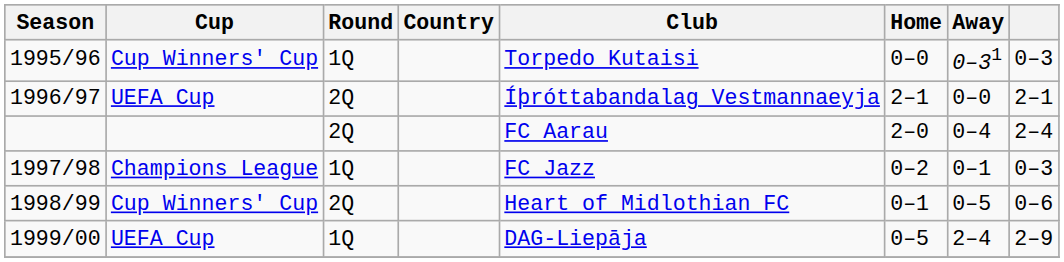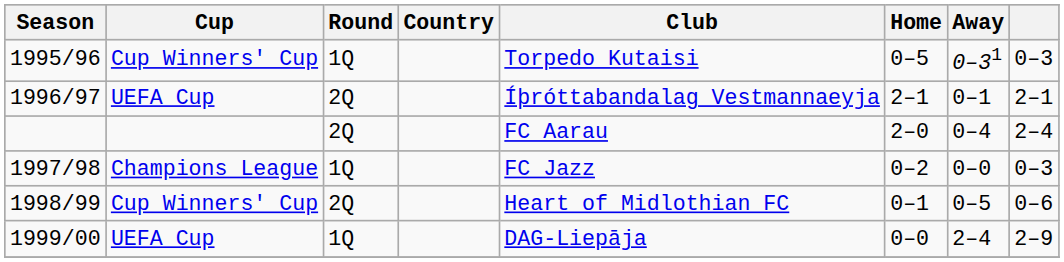(910, 60) 0–0 -> (910, 60) 0–5
(972, 98) 0–0 -> (972, 98) 0–1
(972, 169) 0–1 -> (972, 169) 0–0
(910, 239) 0–5 -> (910, 239) 0–0
